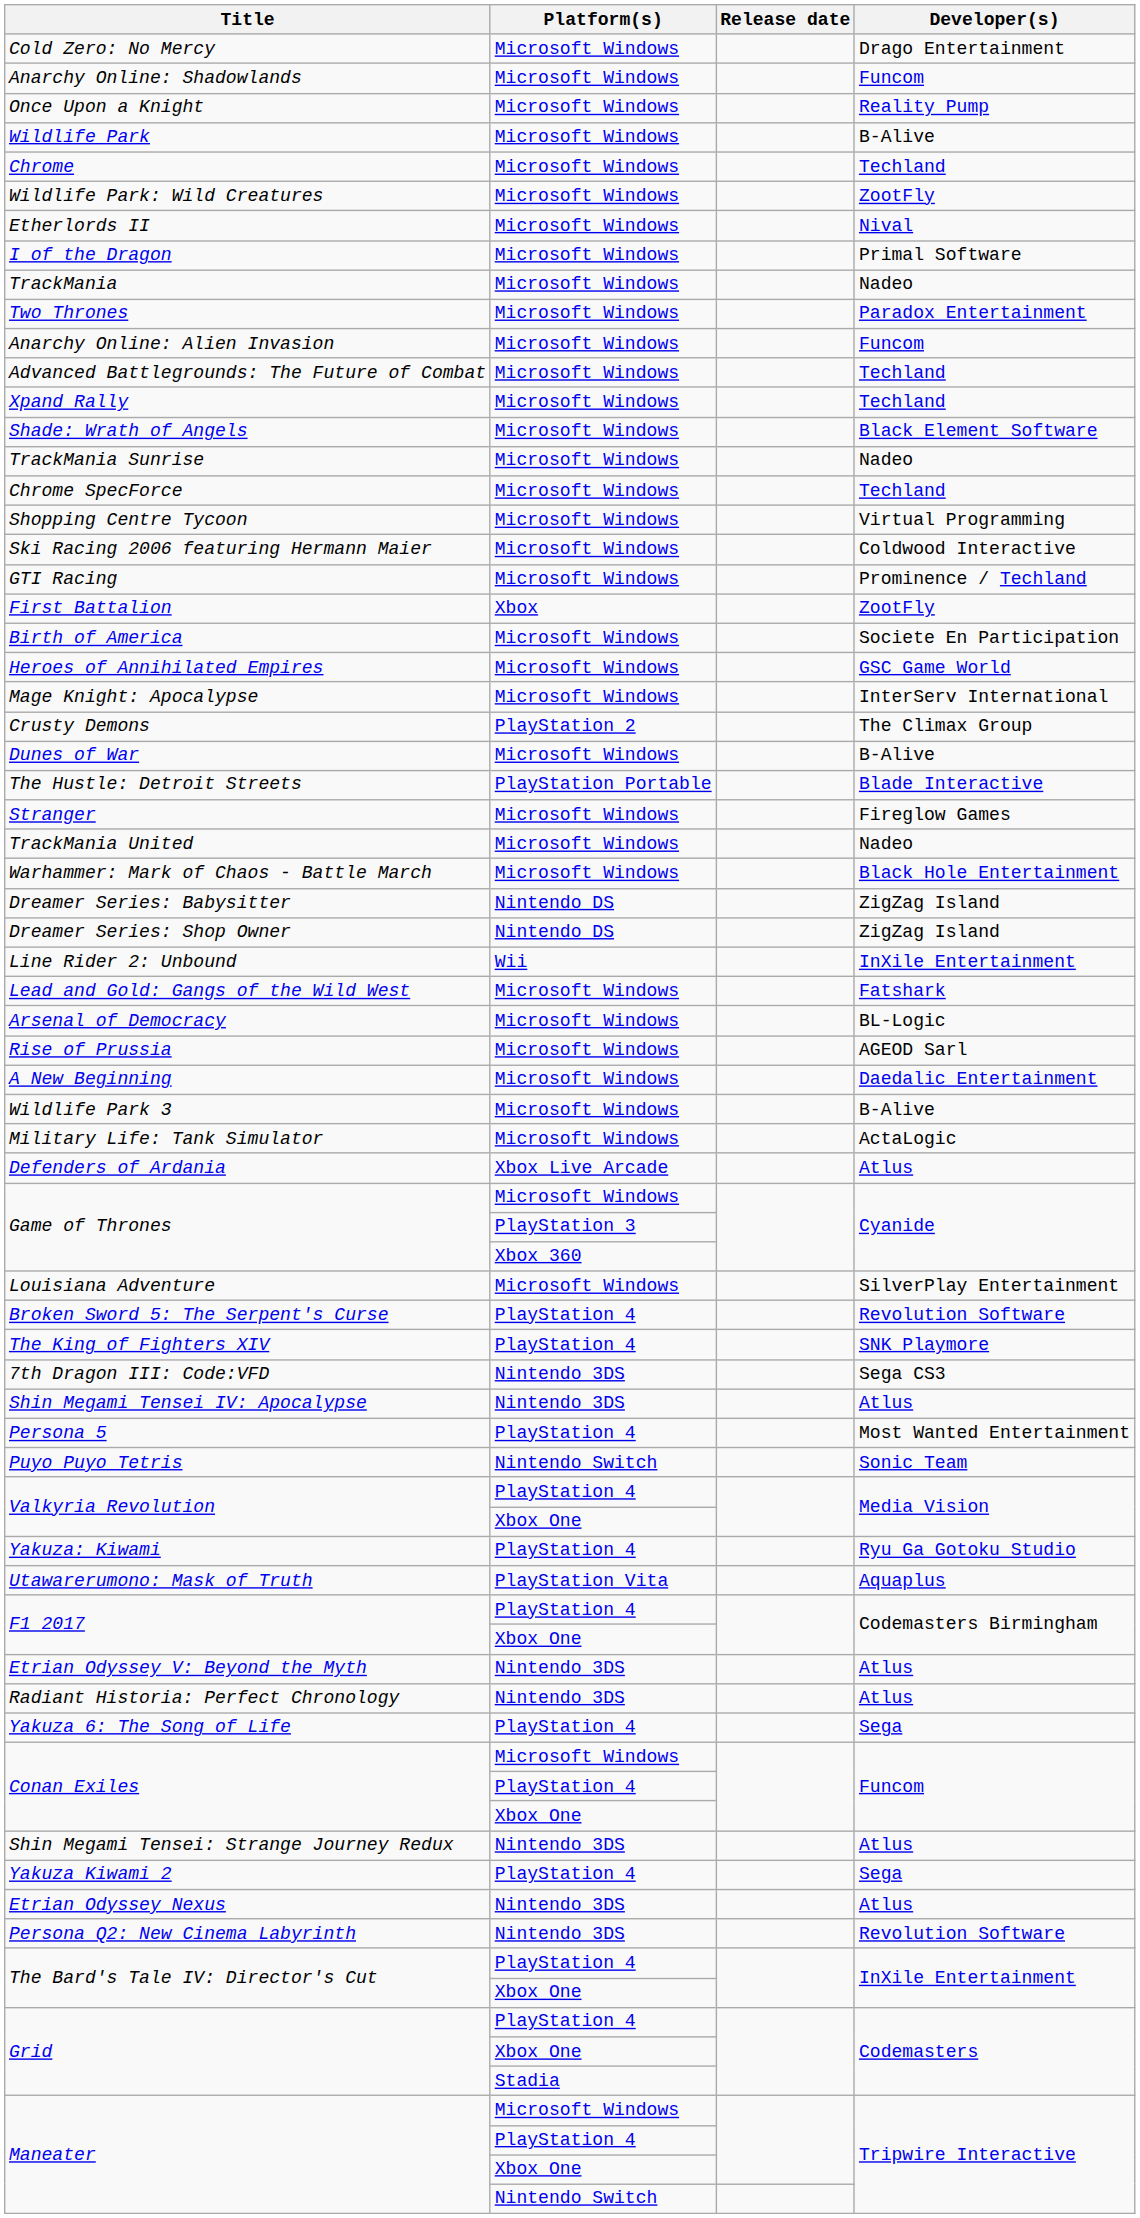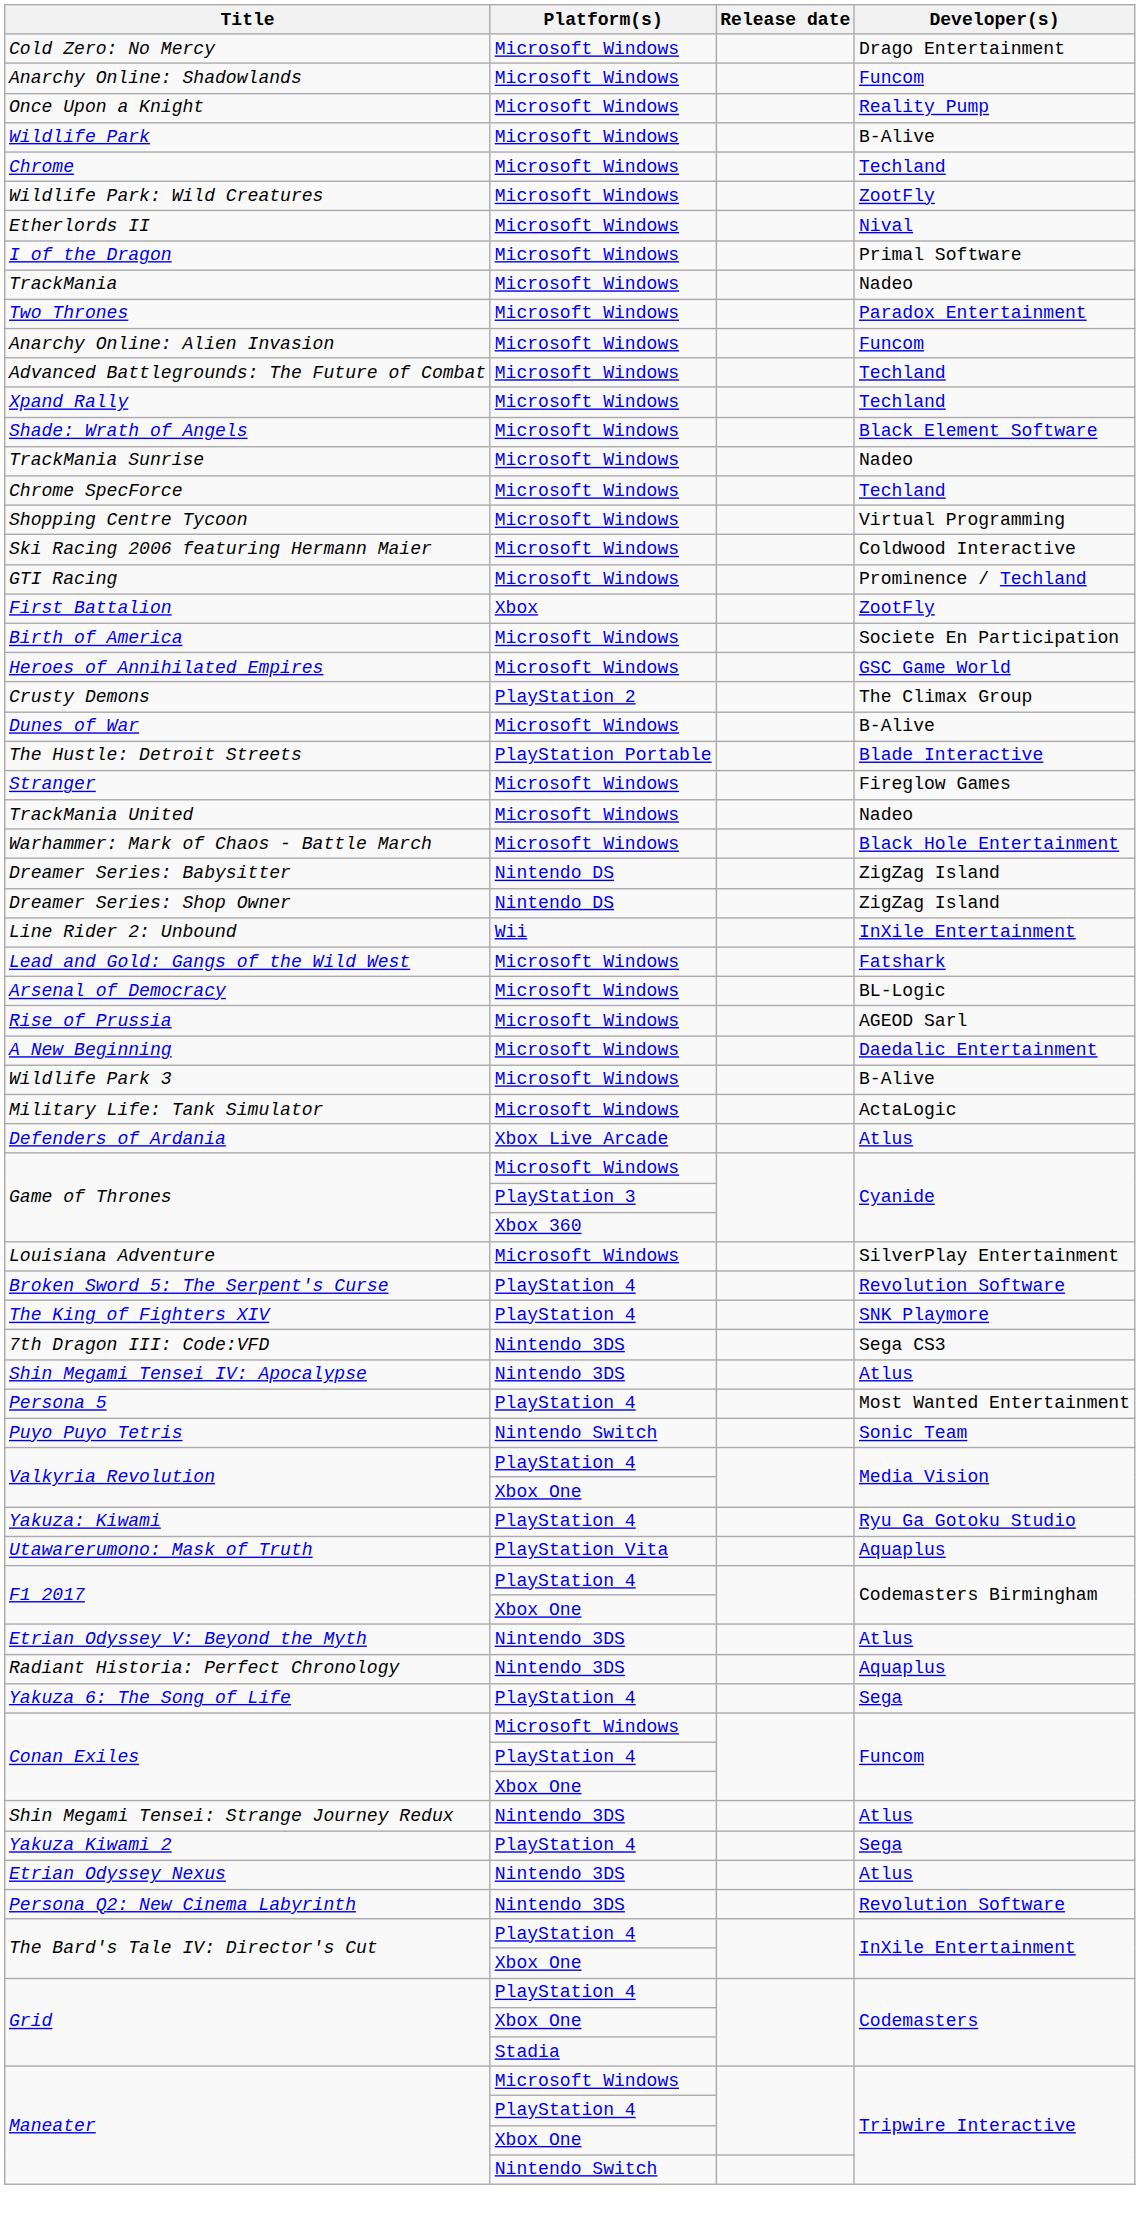- row: (134, 697)
(886, 1698) Atlus -> (902, 1669) Aquaplus
